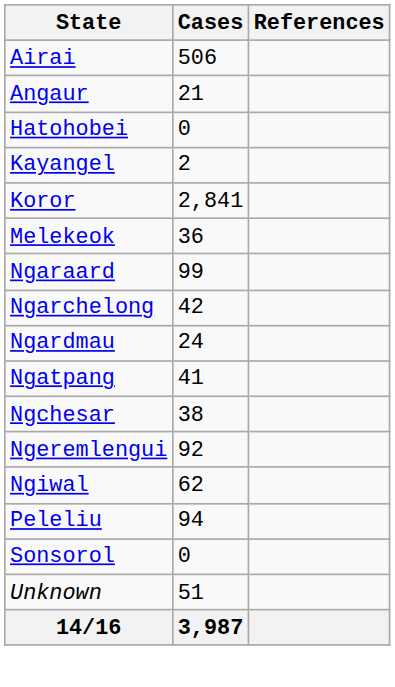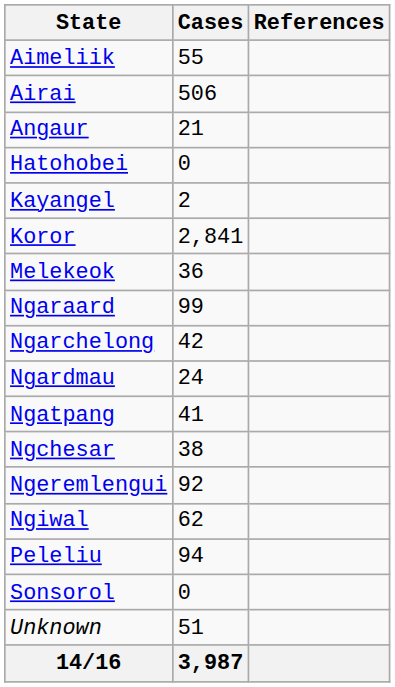+ row: (62, 58)
